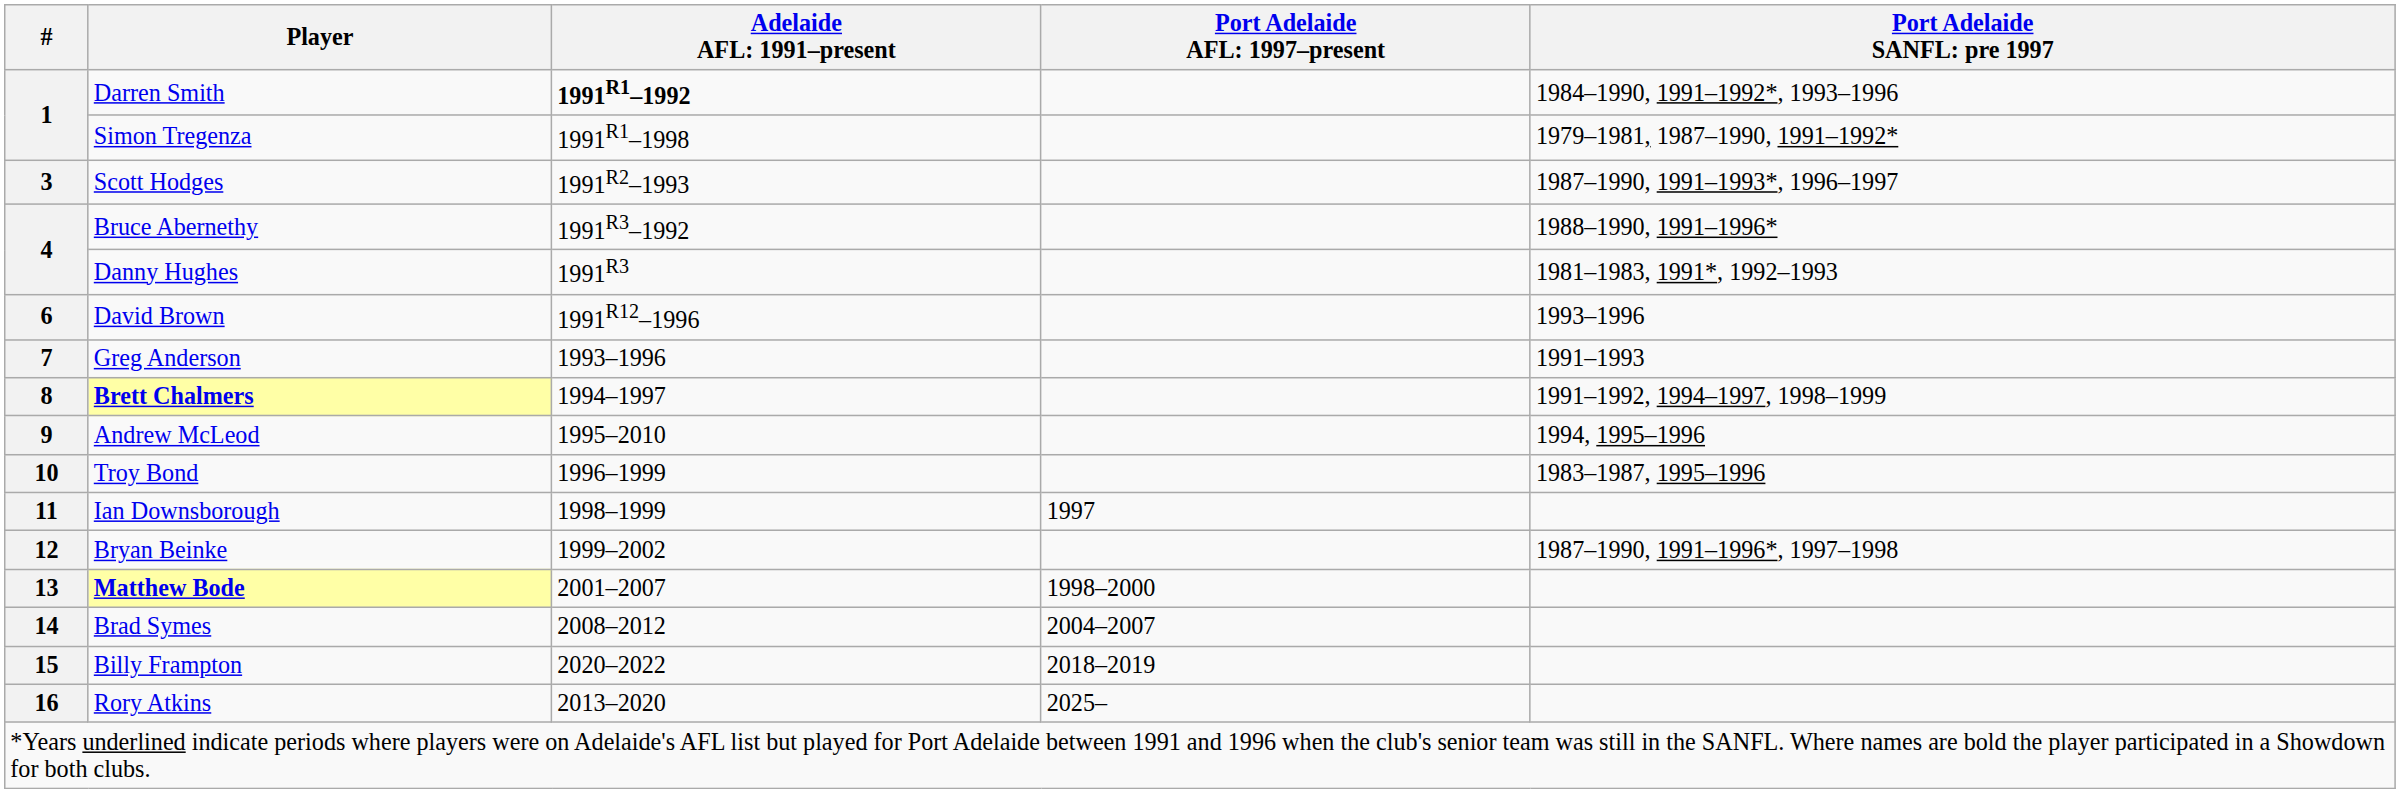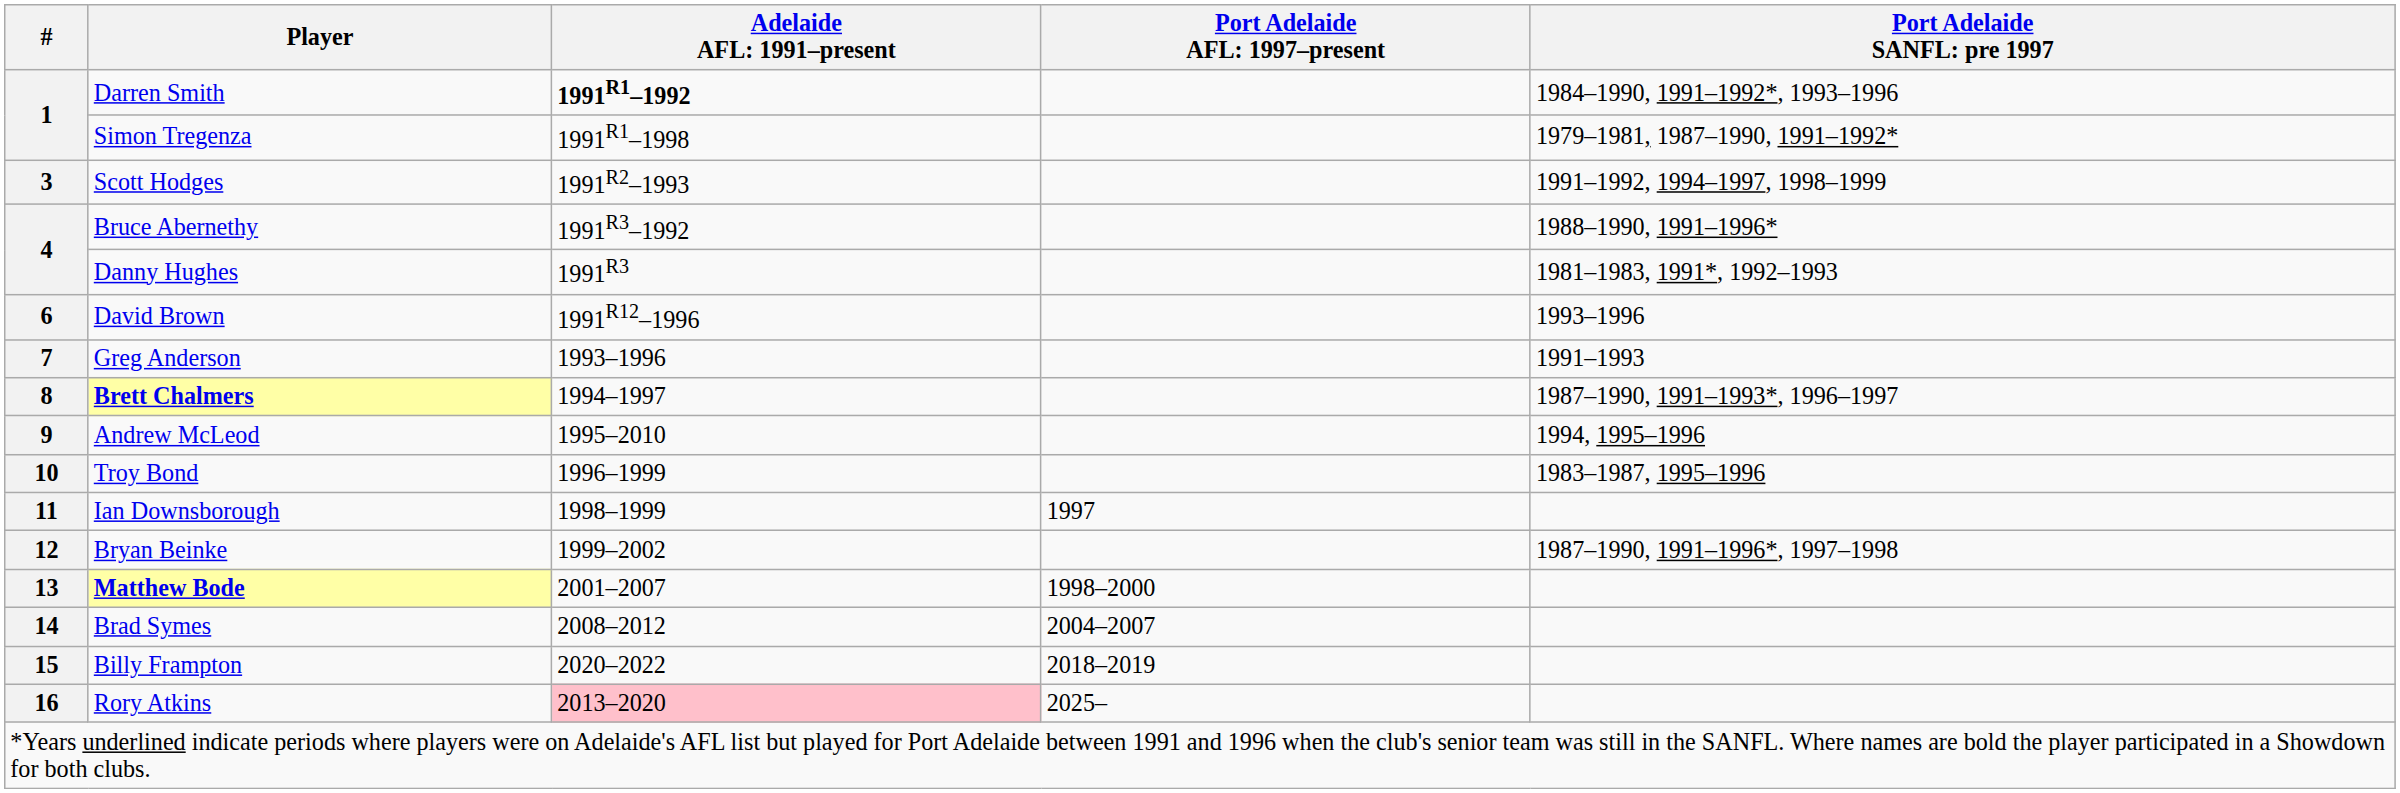(1717, 182) 1987–1990, 1991–1993*, 1996–1997 -> (1711, 182) 1991–1992, 1994–1997, 1998–1999
(1711, 396) 1991–1992, 1994–1997, 1998–1999 -> (1717, 396) 1987–1990, 1991–1993*, 1996–1997
(612, 703) no background -> (612, 703) pink background
